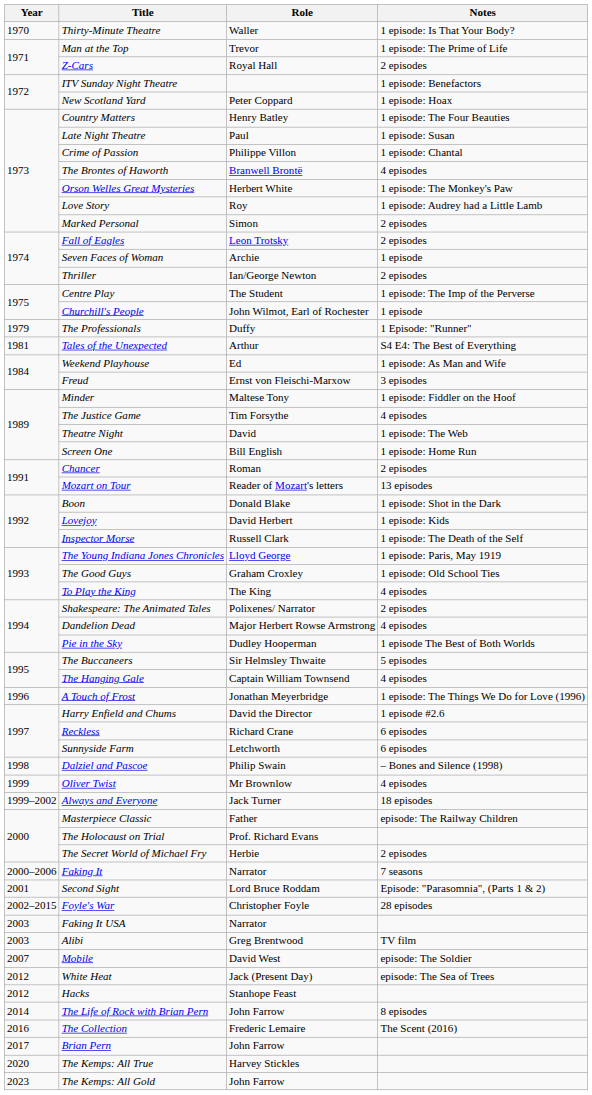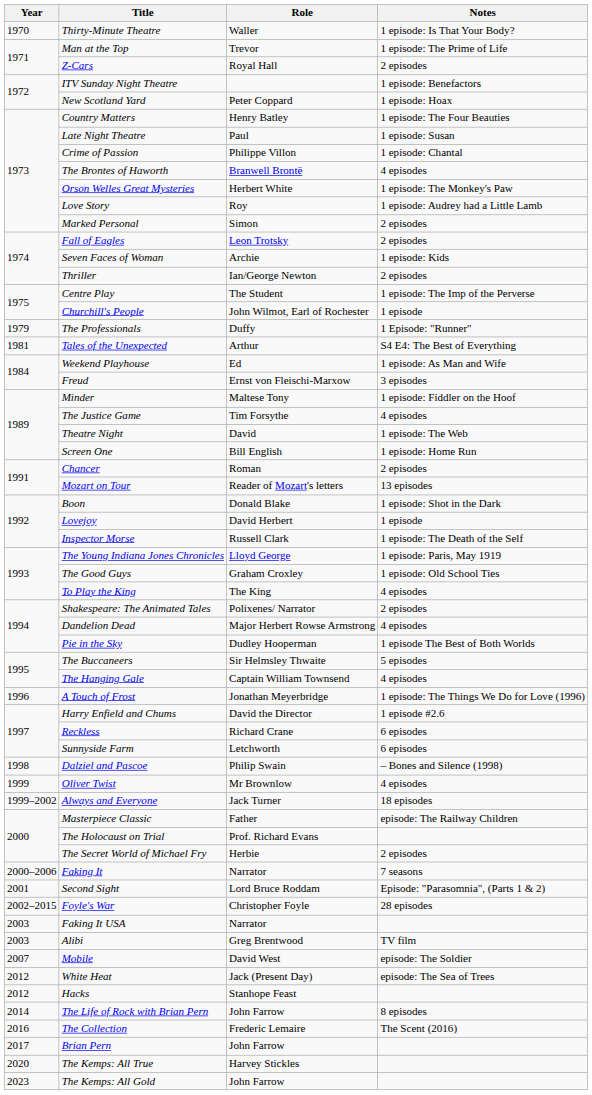(401, 258) 1 episode -> (415, 258) 1 episode: Kids
(415, 521) 1 episode: Kids -> (401, 521) 1 episode
